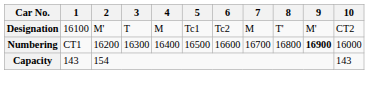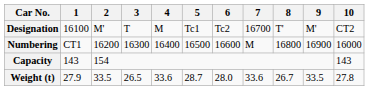(250, 28) M -> (258, 28) 16700
(258, 45) 16700 -> (250, 45) M
(319, 45) bold -> (319, 45) normal
+ row: (33, 77)
